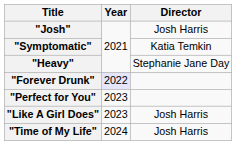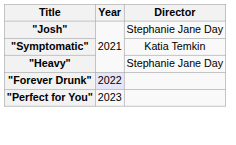(181, 30) Josh Harris -> (175, 30) Stephanie Jane Day
- row: (53, 115)
- row: (53, 132)
